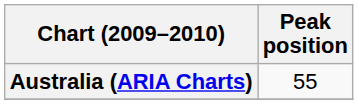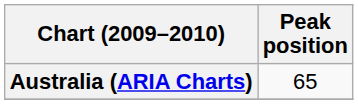(305, 81) 55 -> (305, 81) 65
